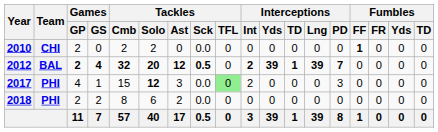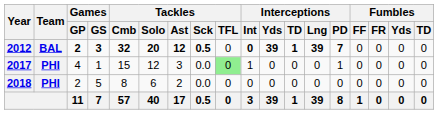- row: (19, 48)
(99, 65) 4 -> (99, 48) 3
(250, 65) 2 -> (250, 48) 0
(153, 83) bold -> (153, 65) normal
(250, 83) 2 -> (250, 65) 1
(340, 83) 3 -> (340, 65) 1
(99, 100) 2 -> (99, 83) 5
